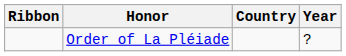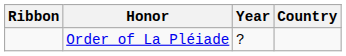columns swapped: (266, 16) <-> (320, 16)
